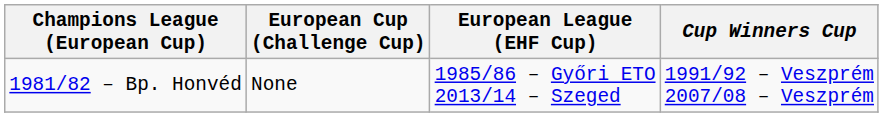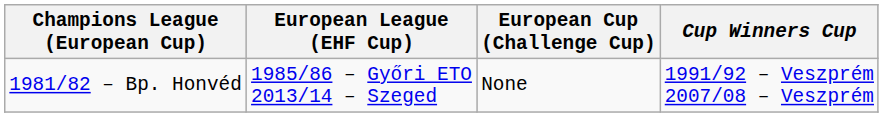columns swapped: (545, 32) <-> (338, 32)
